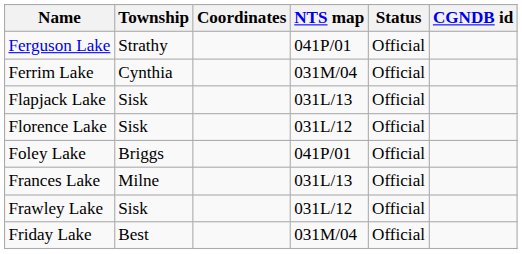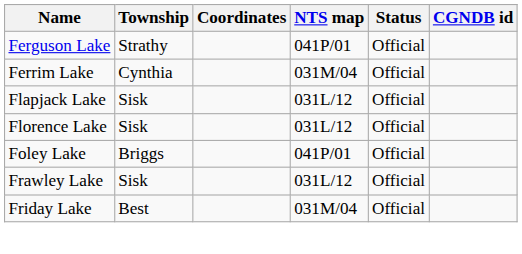(323, 99) 031L/13 -> (323, 99) 031L/12
- row: (54, 180)
